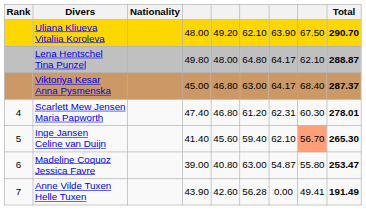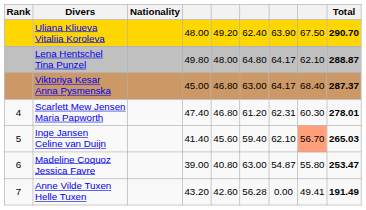(254, 33) 62.10 -> (254, 33) 62.40
(344, 139) 265.30 -> (344, 139) 265.03
(197, 191) 43.90 -> (197, 191) 43.20
